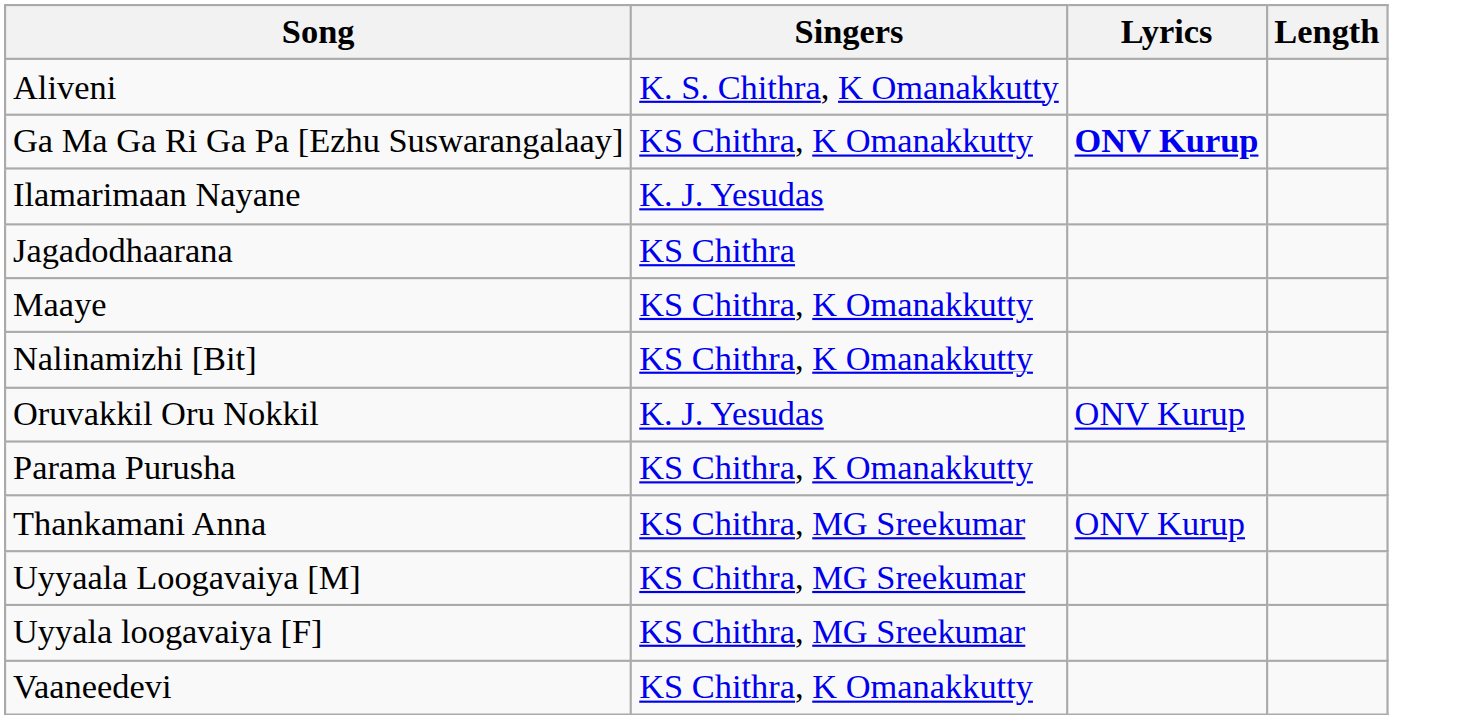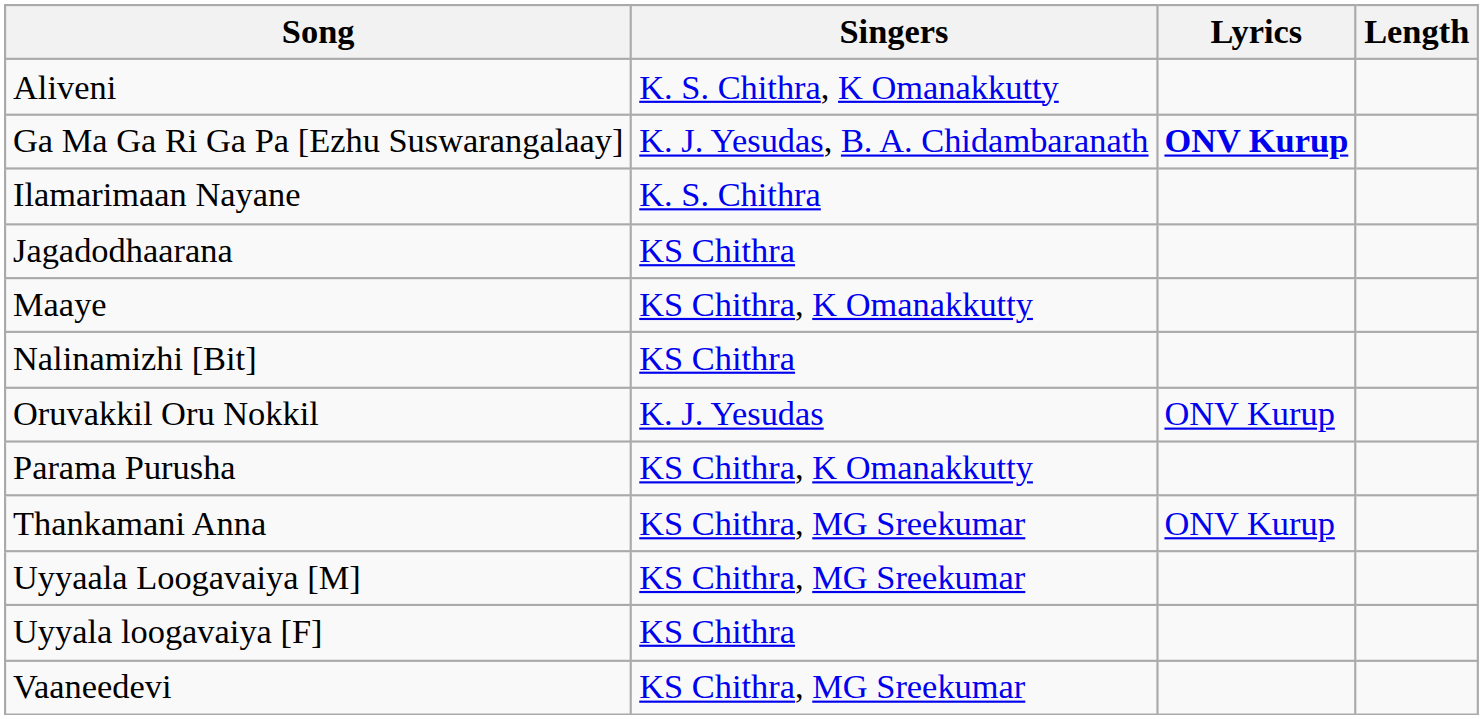(836, 140) KS Chithra, K Omanakkutty -> (894, 140) K. J. Yesudas, B. A. Chidambaranath
(731, 195) K. J. Yesudas -> (730, 195) K. S. Chithra
(836, 359) KS Chithra, K Omanakkutty -> (717, 359) KS Chithra
(832, 631) KS Chithra, MG Sreekumar -> (717, 631) KS Chithra
(836, 686) KS Chithra, K Omanakkutty -> (832, 686) KS Chithra, MG Sreekumar
